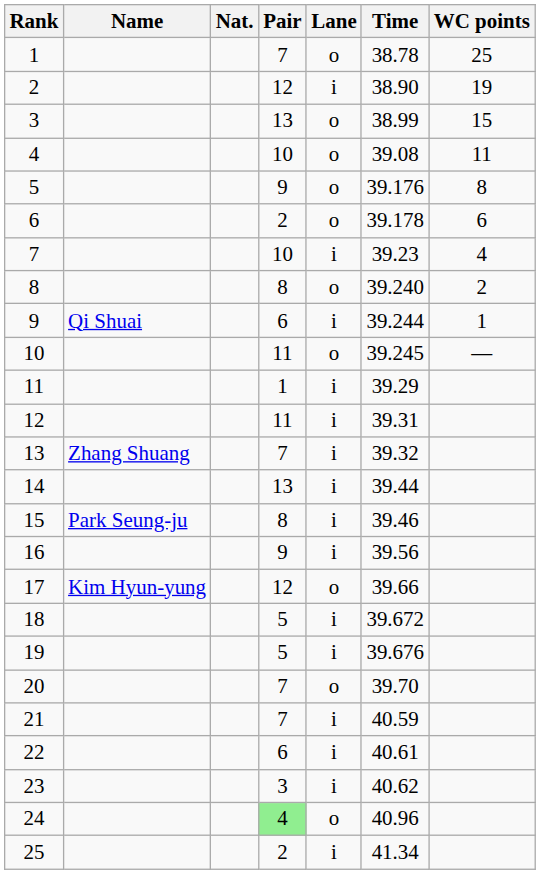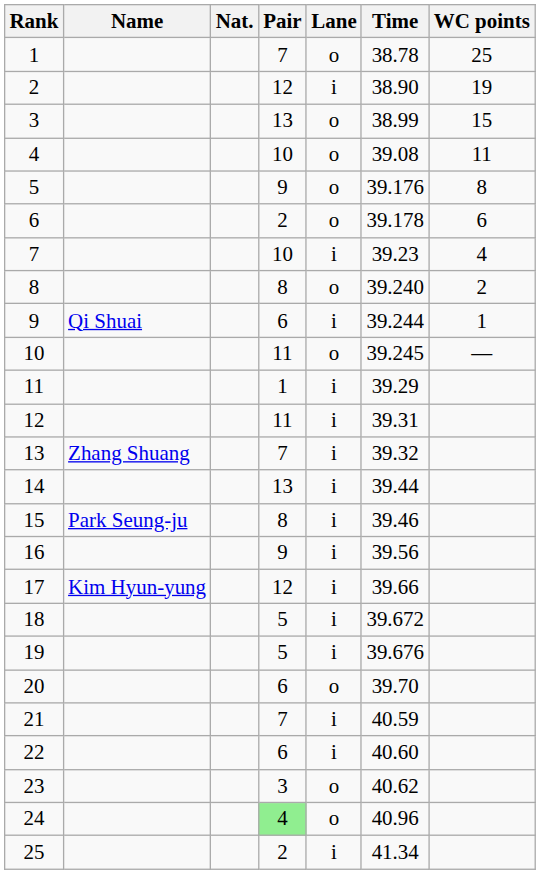(334, 586) o -> (334, 586) i
(282, 685) 7 -> (282, 685) 6
(395, 752) 40.61 -> (395, 752) 40.60
(334, 785) i -> (334, 785) o
